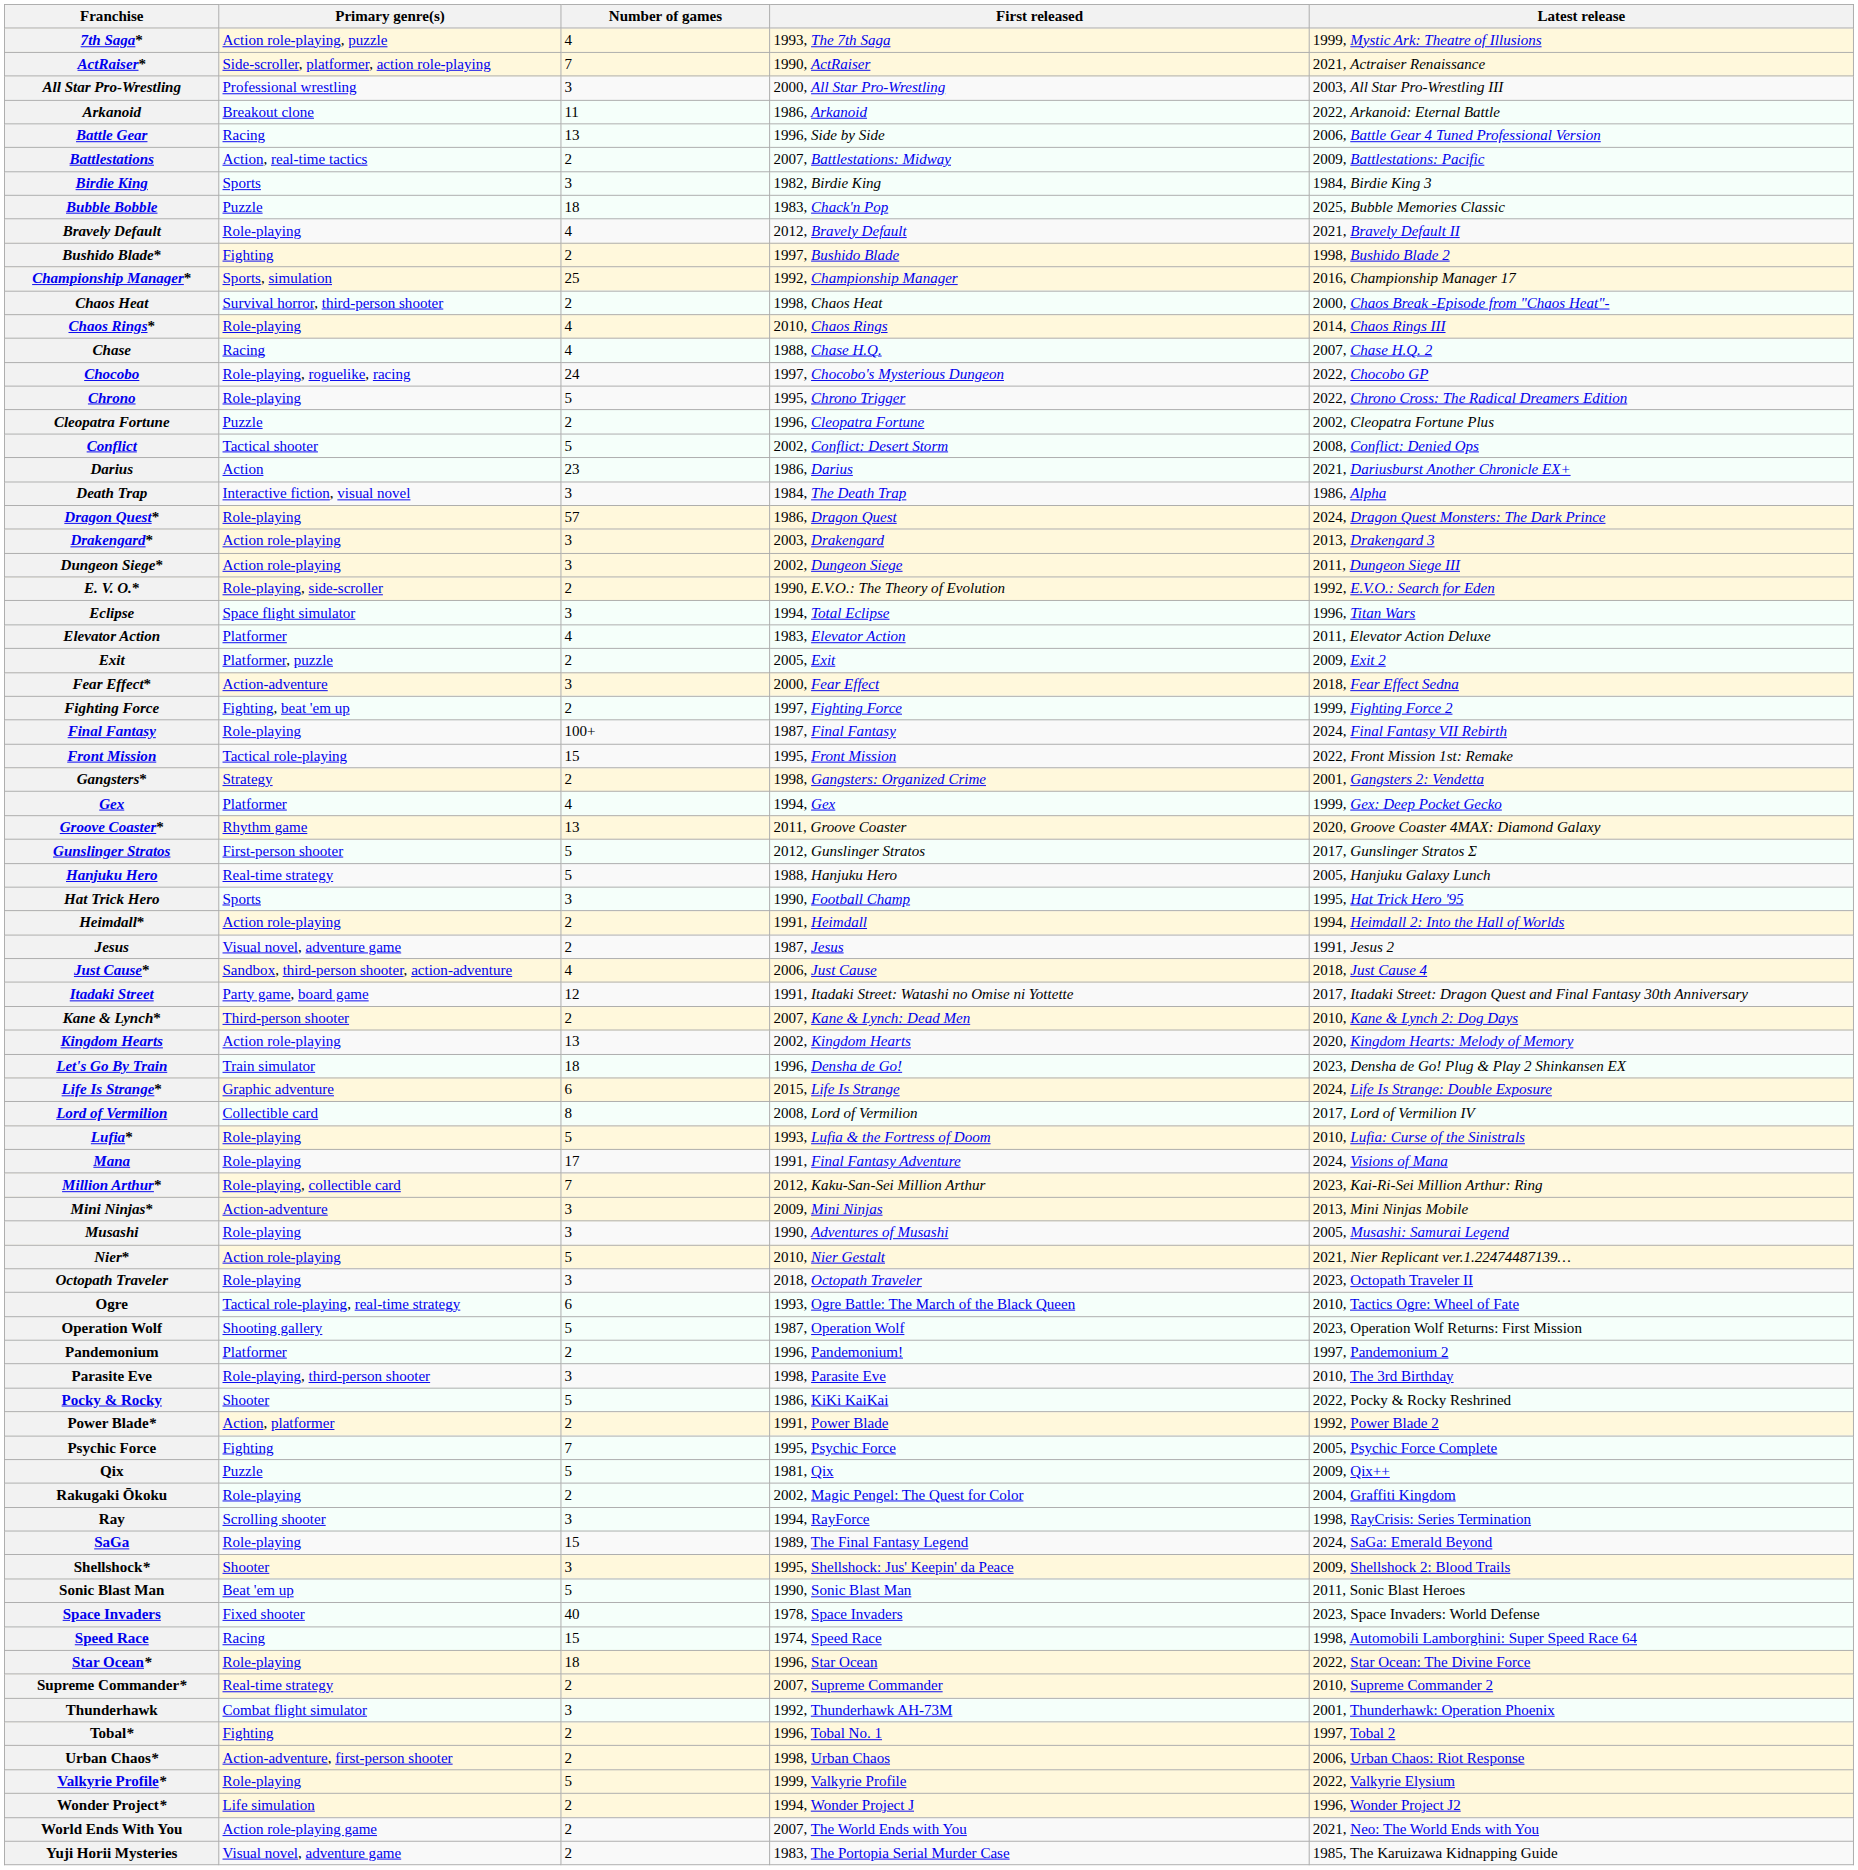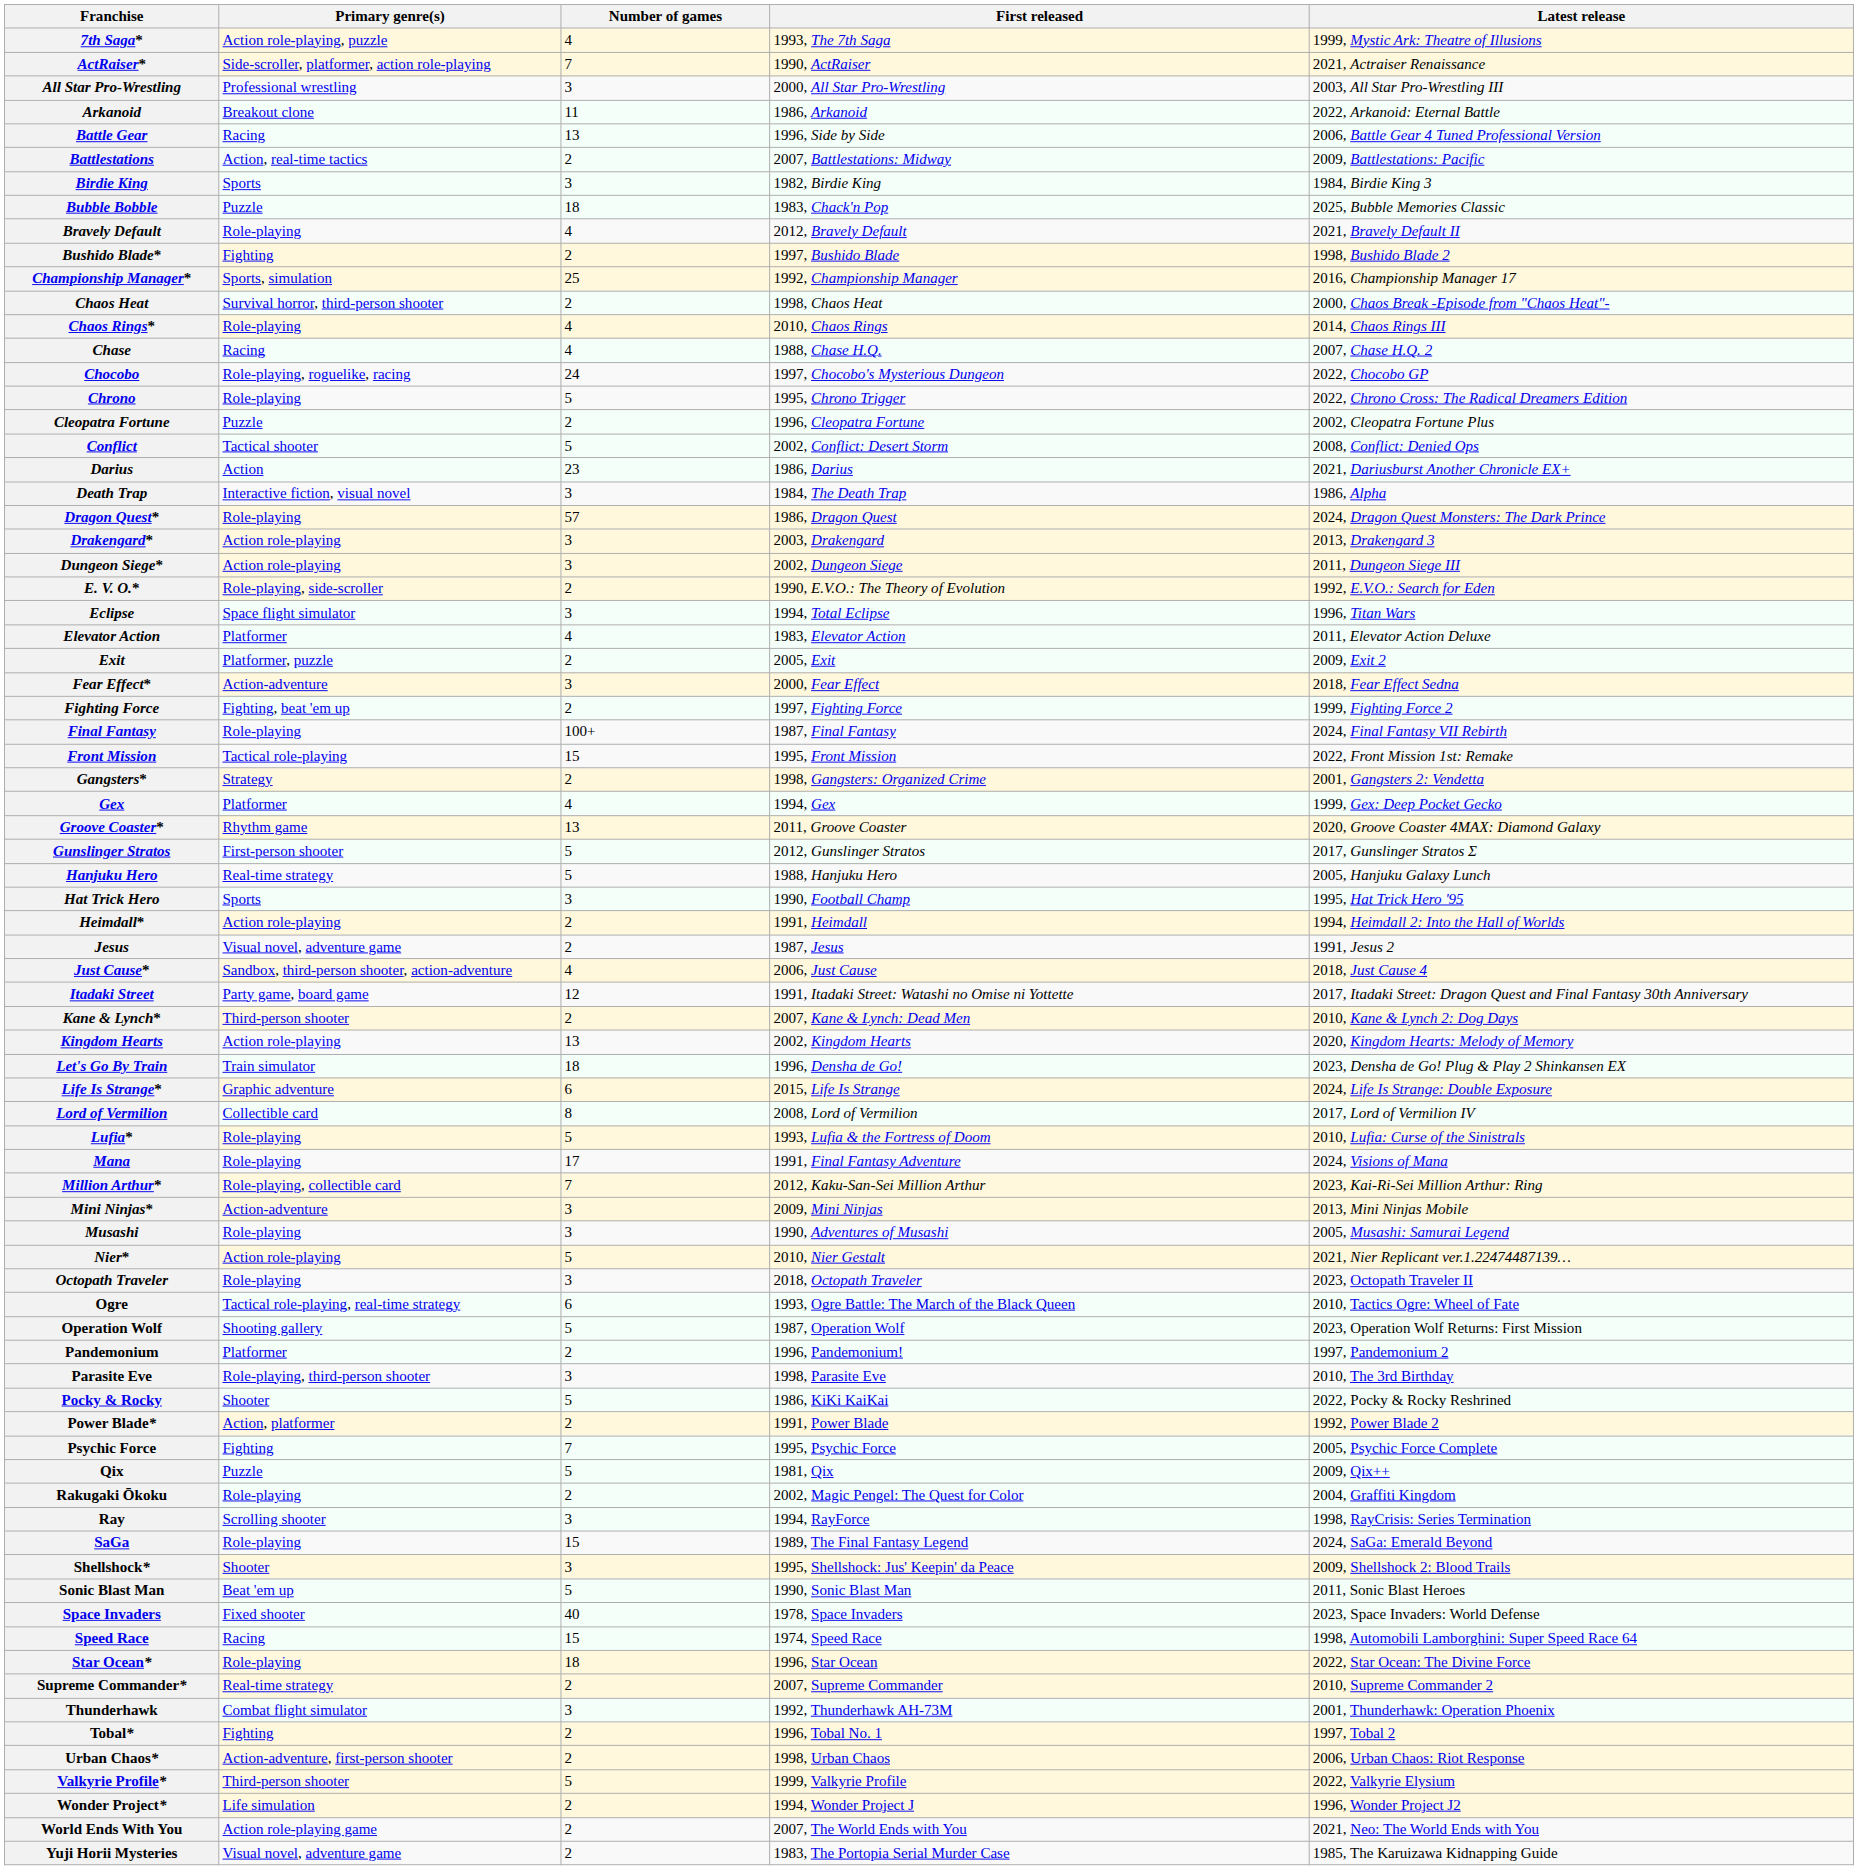(262, 1781) Role-playing -> (286, 1781) Third-person shooter
